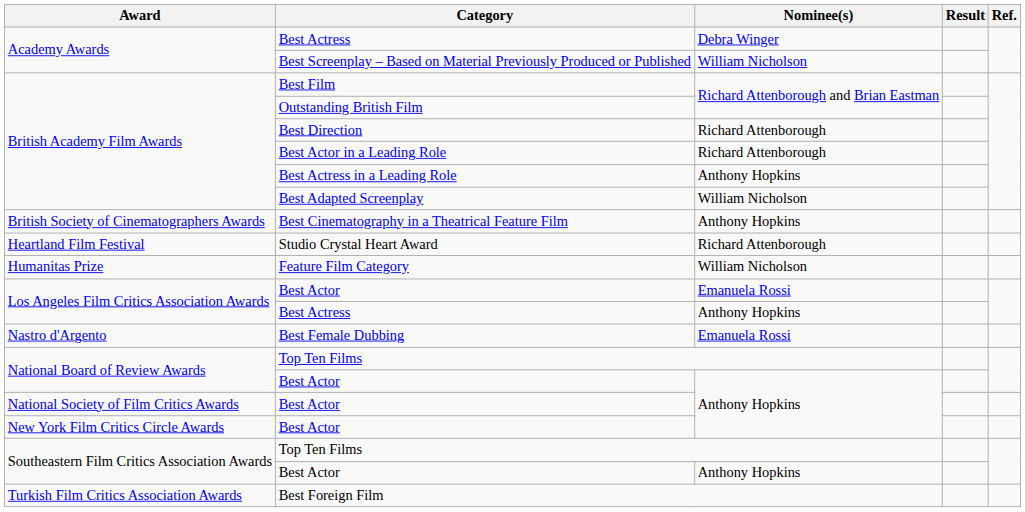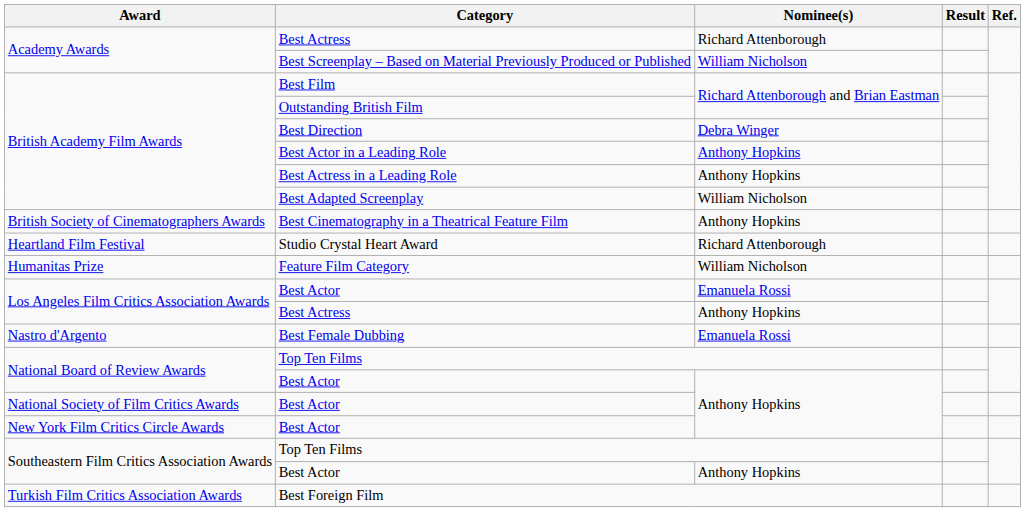(738, 38) Debra Winger -> (762, 38) Richard Attenborough
(762, 130) Richard Attenborough -> (738, 130) Debra Winger
(762, 152) Richard Attenborough -> (749, 152) Anthony Hopkins
